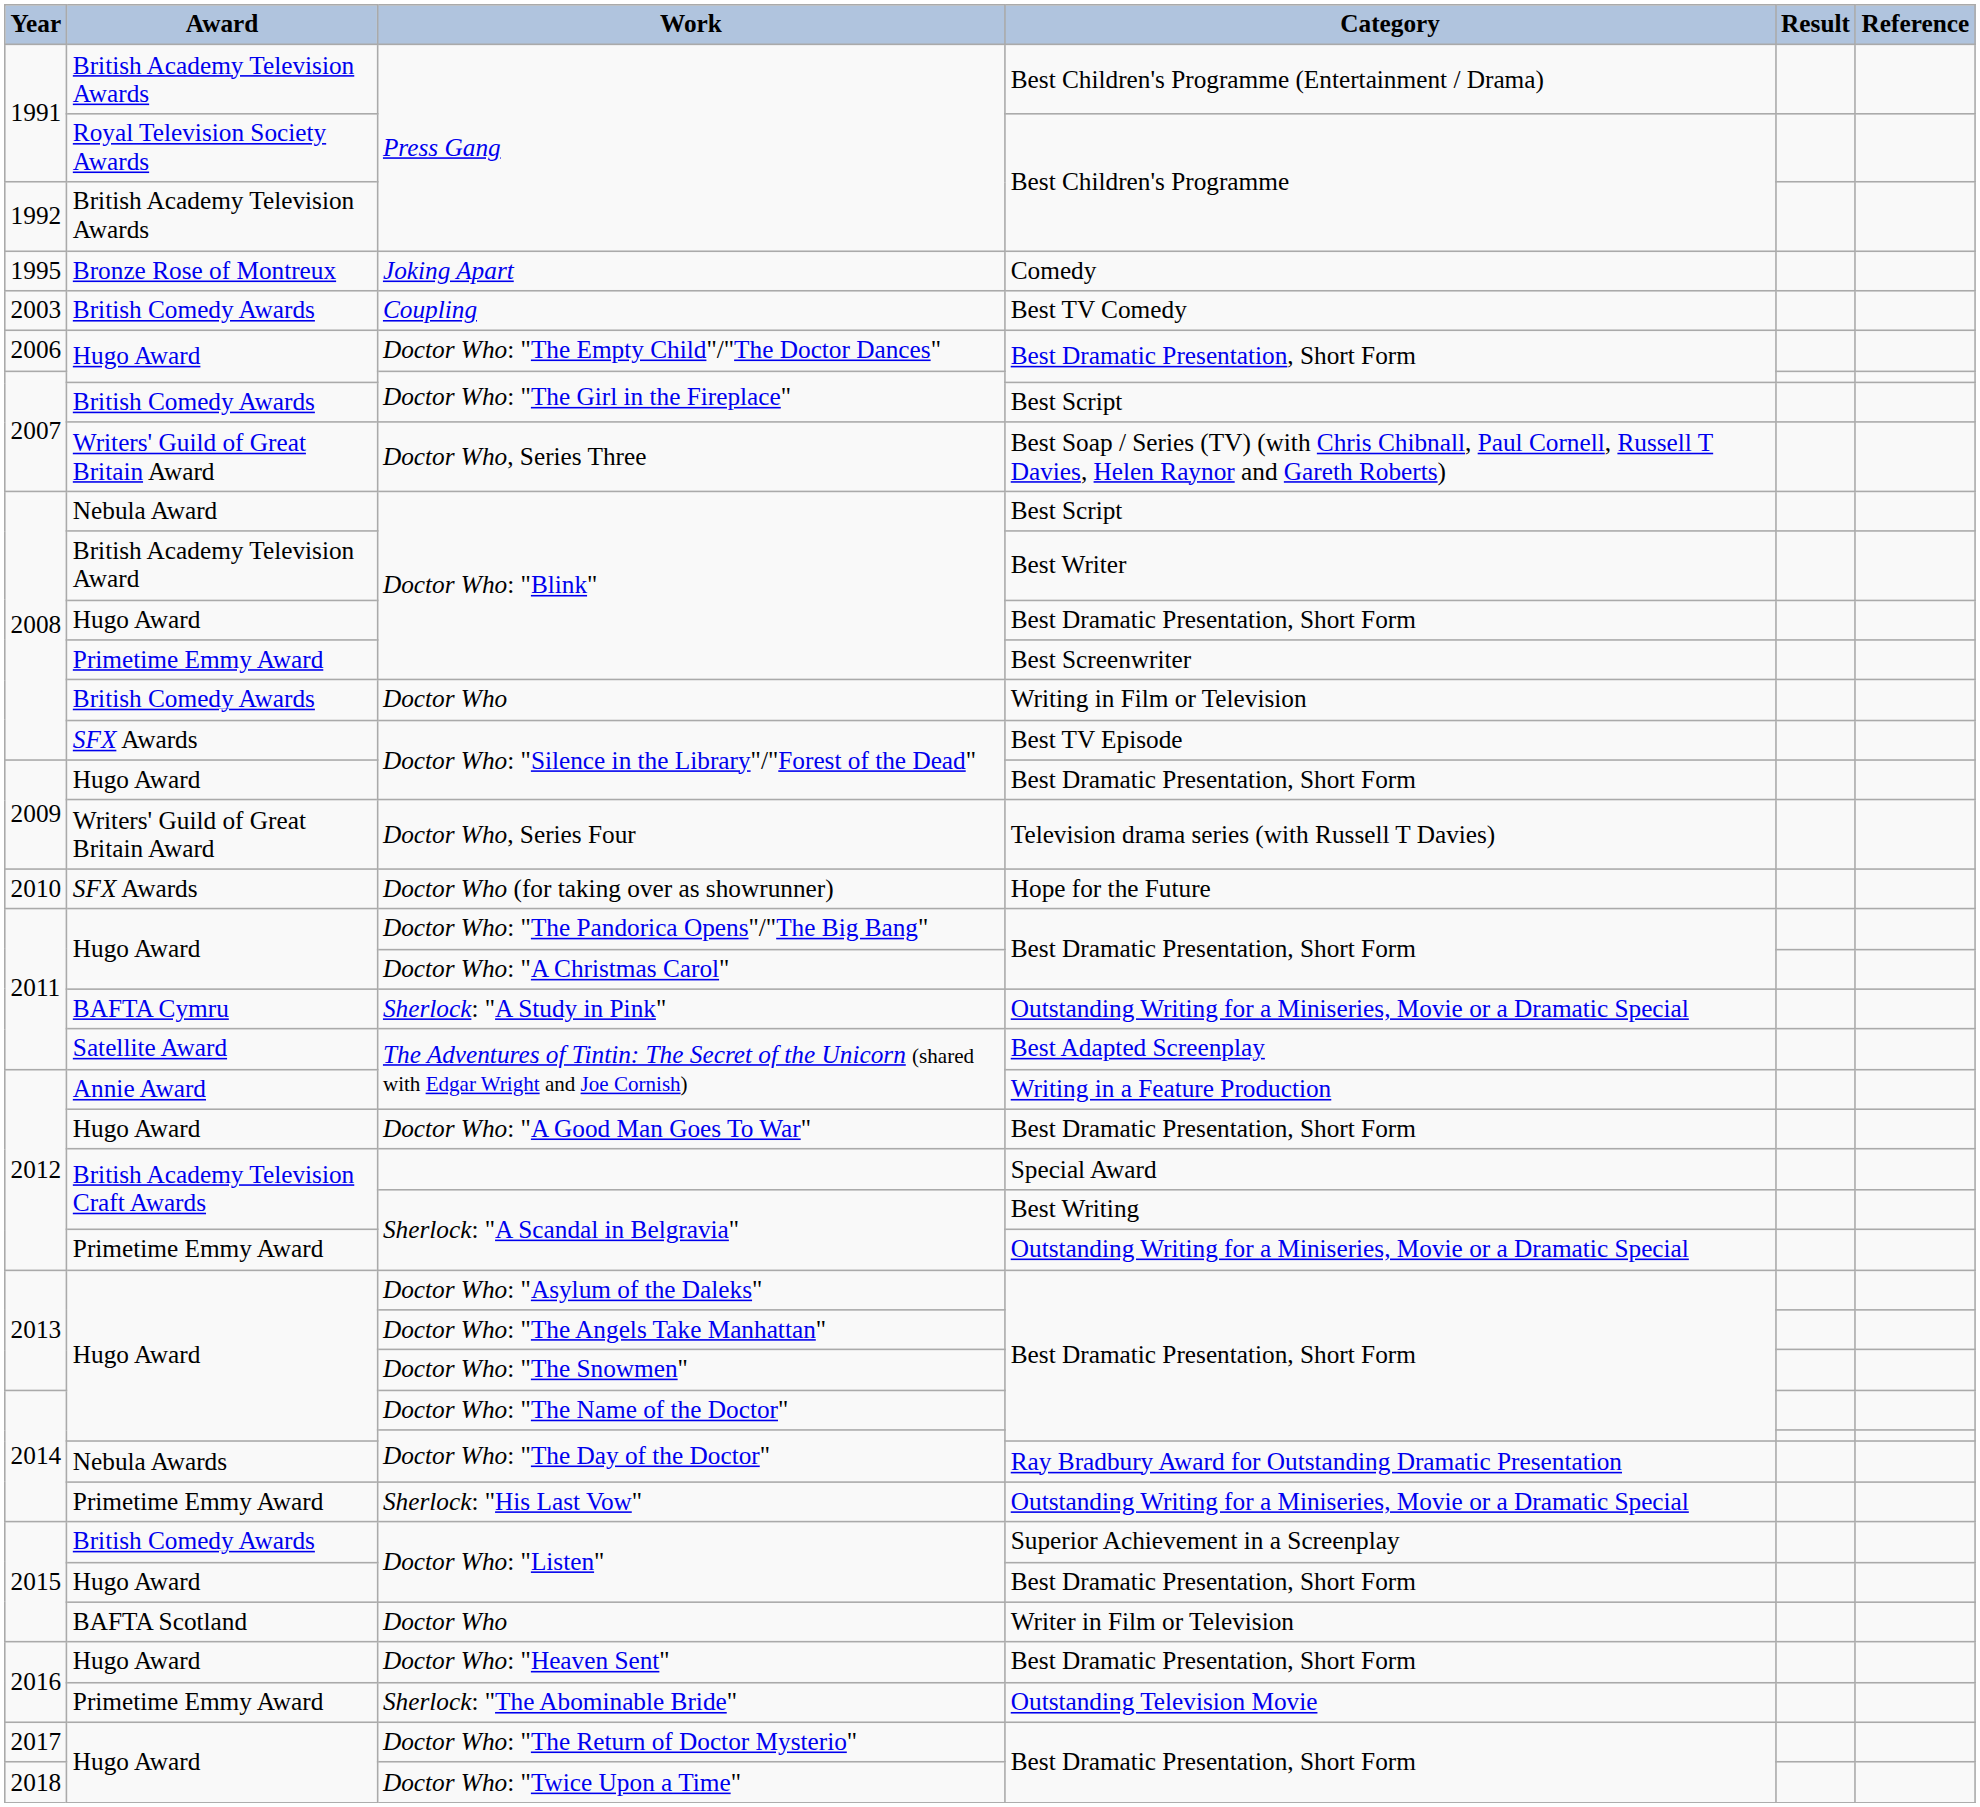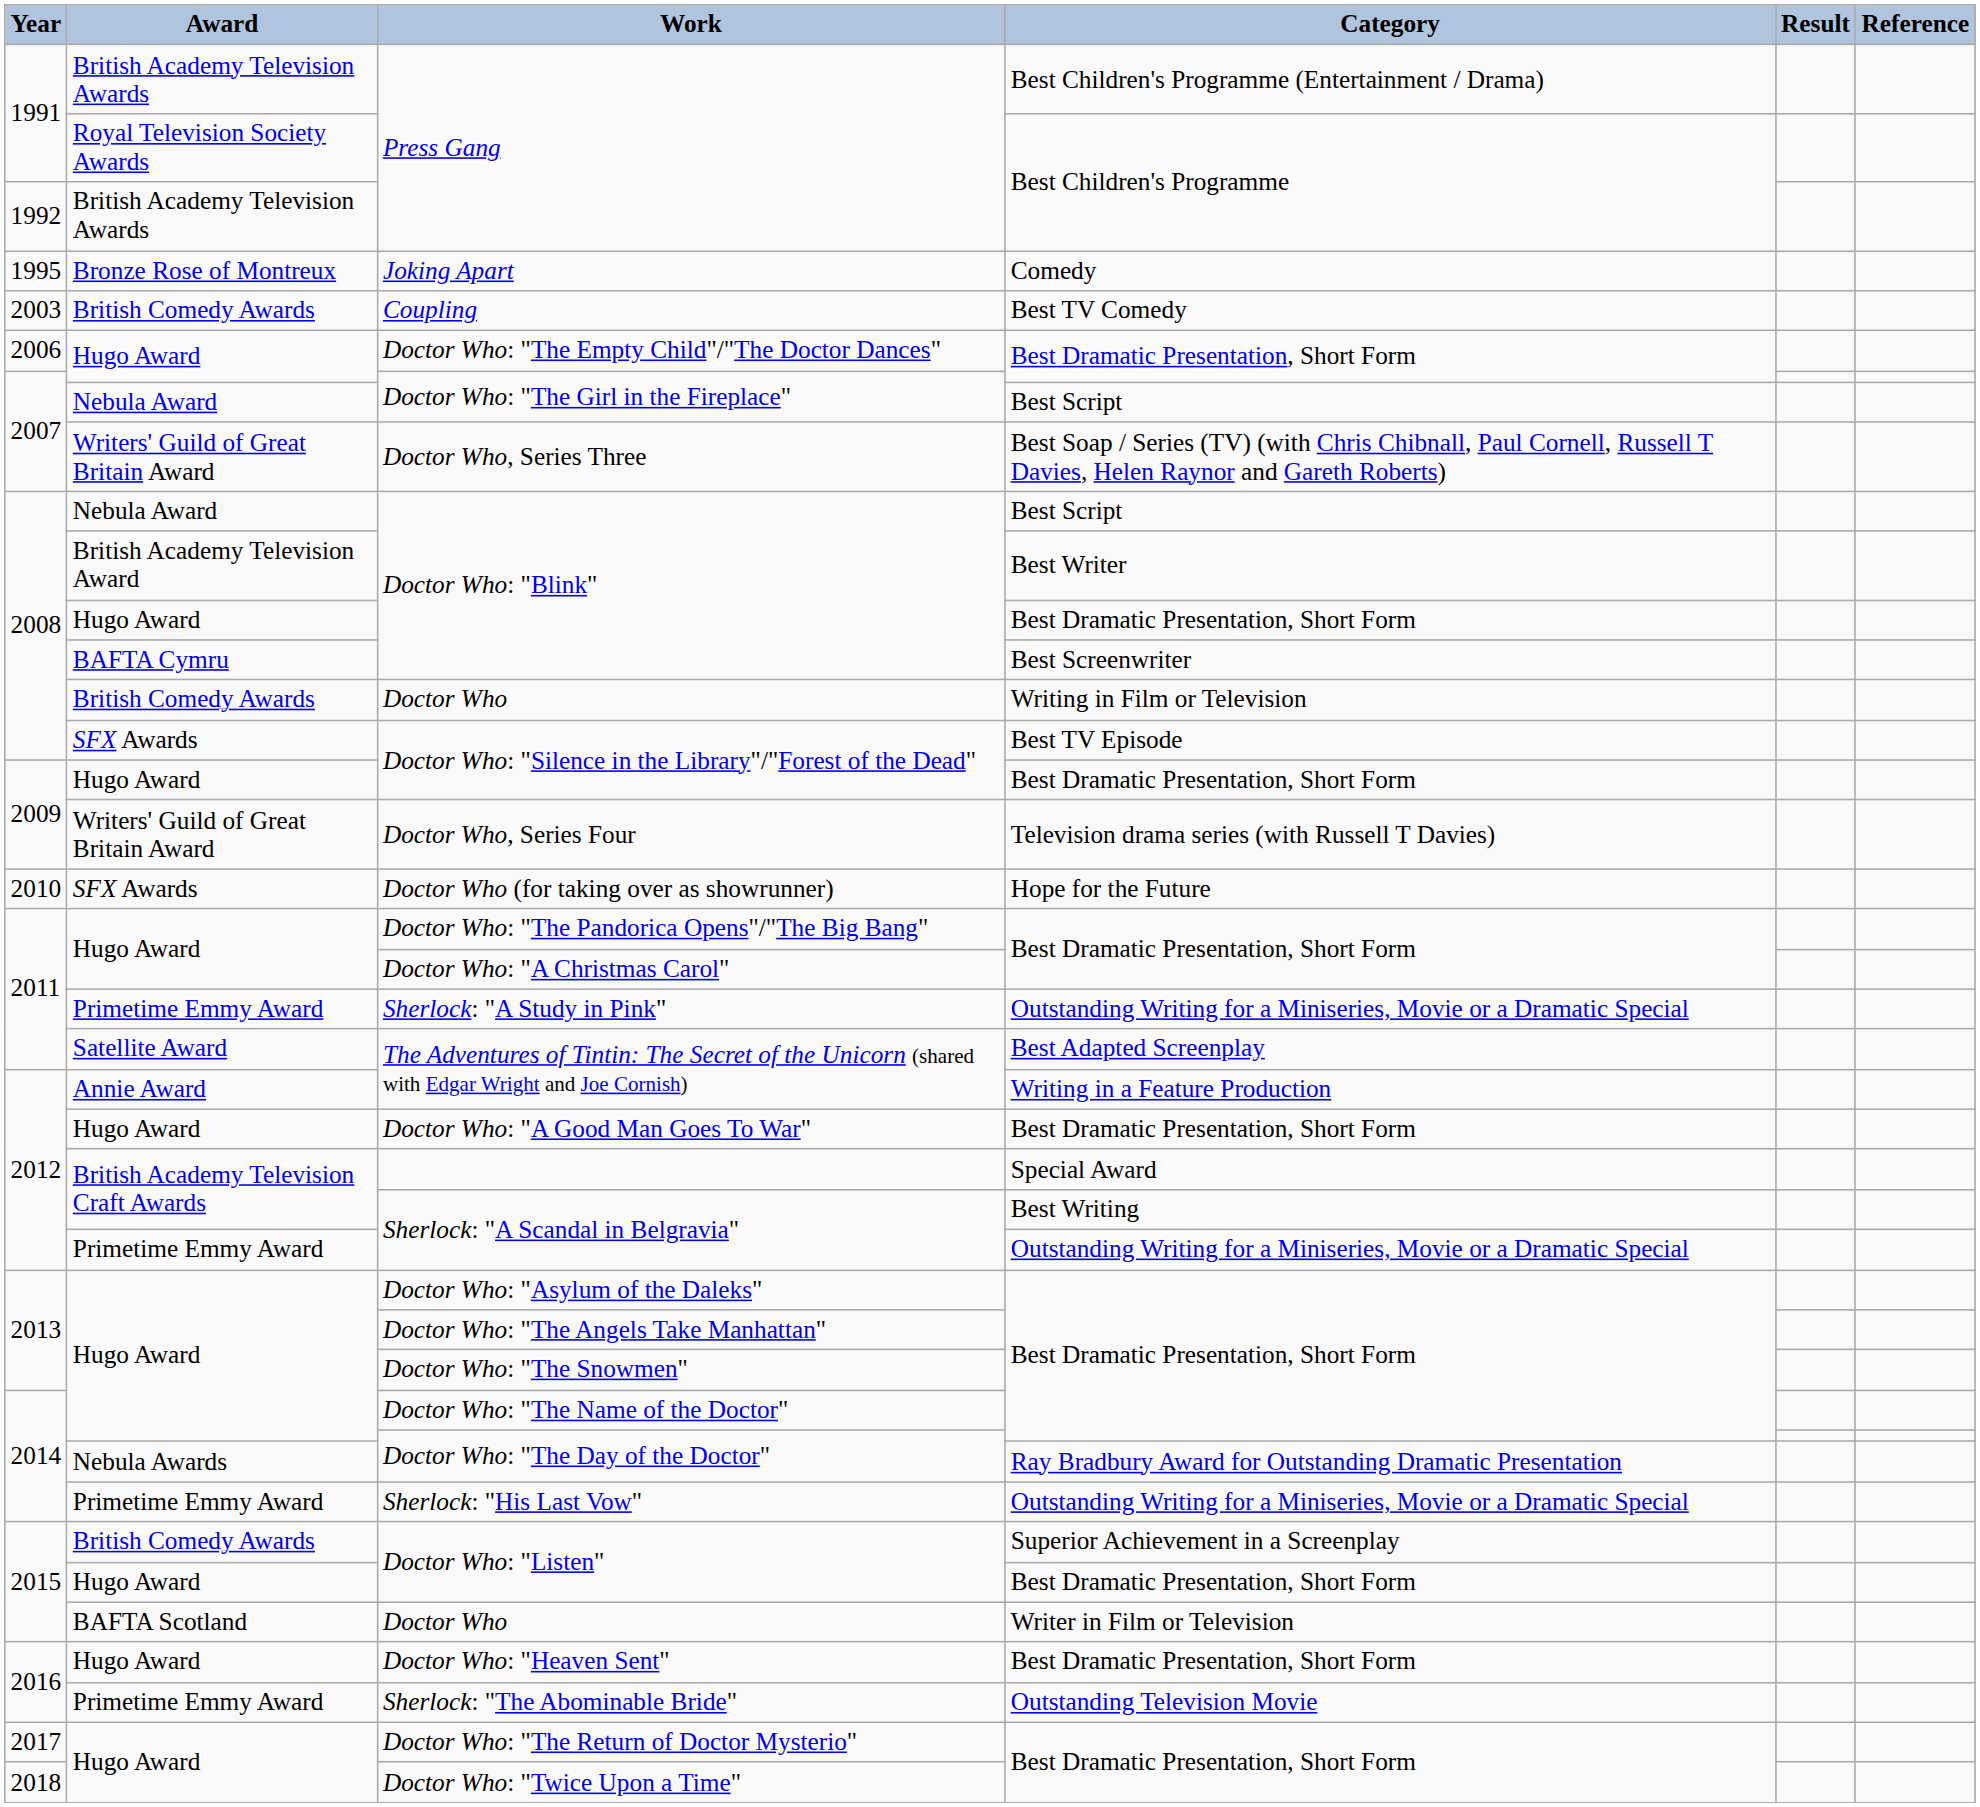(194, 402) British Comedy Awards -> (145, 402) Nebula Award
(198, 659) Primetime Emmy Award -> (151, 659) BAFTA Cymru
(151, 1008) BAFTA Cymru -> (198, 1008) Primetime Emmy Award
